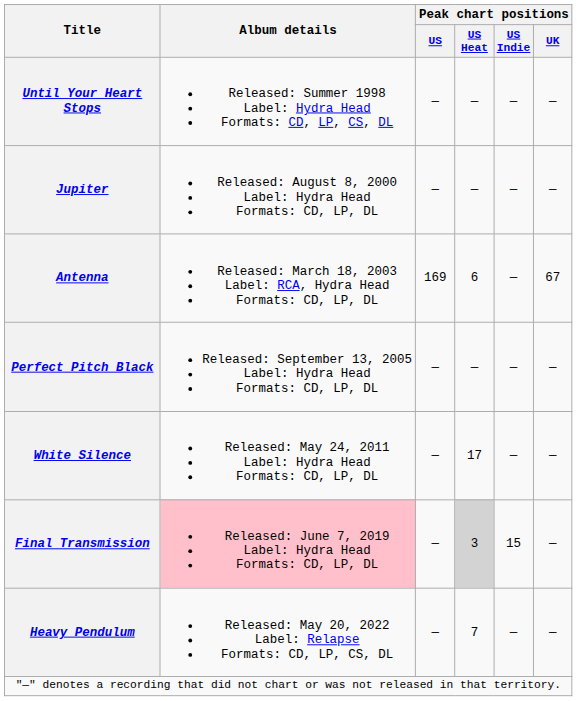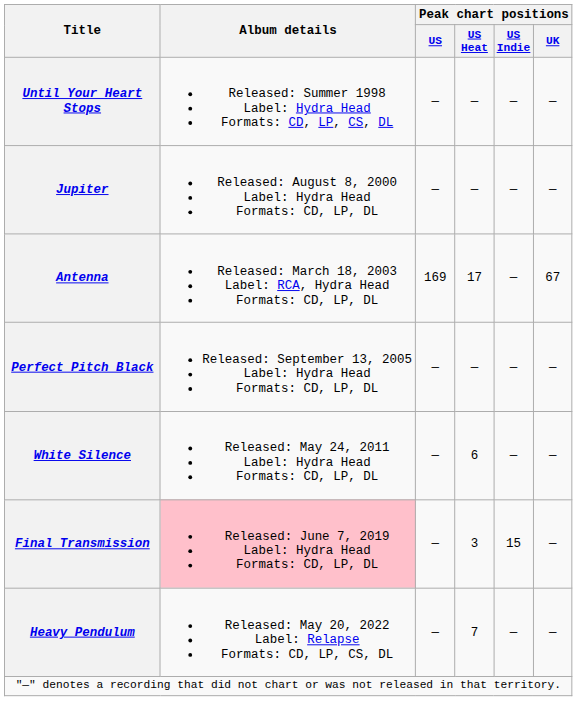(474, 278) 6 -> (474, 278) 17
(474, 455) 17 -> (474, 455) 6
(474, 544) lightgrey background -> (474, 544) no background
